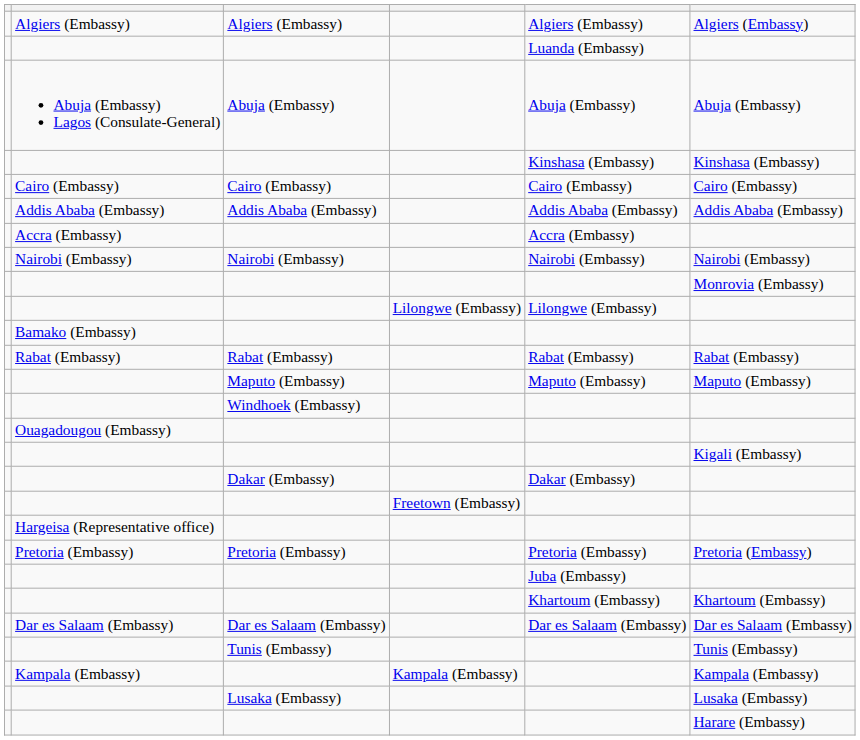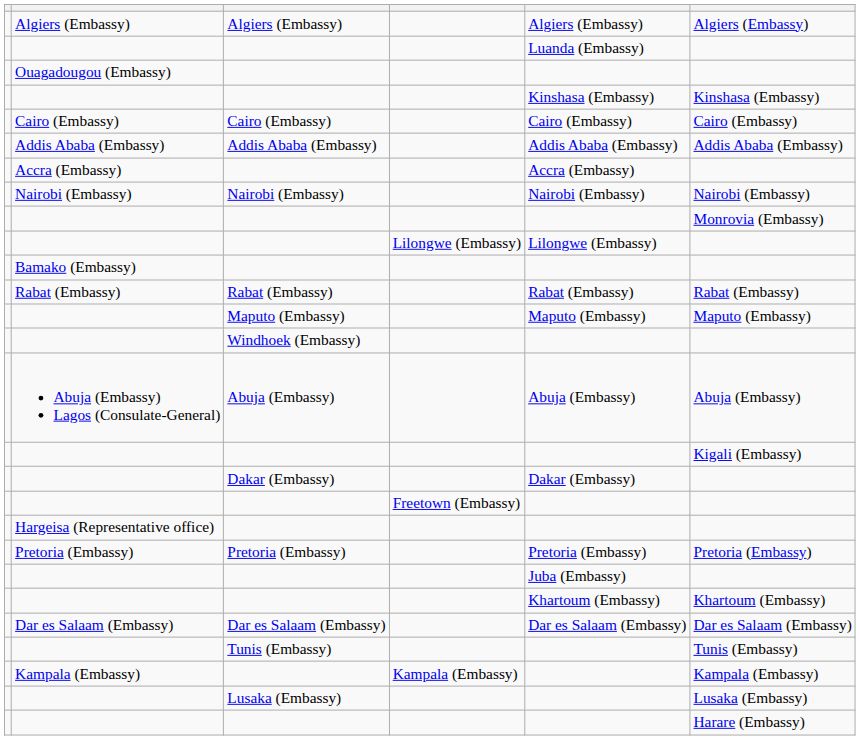rows swapped: (93, 430) <-> (118, 114)
